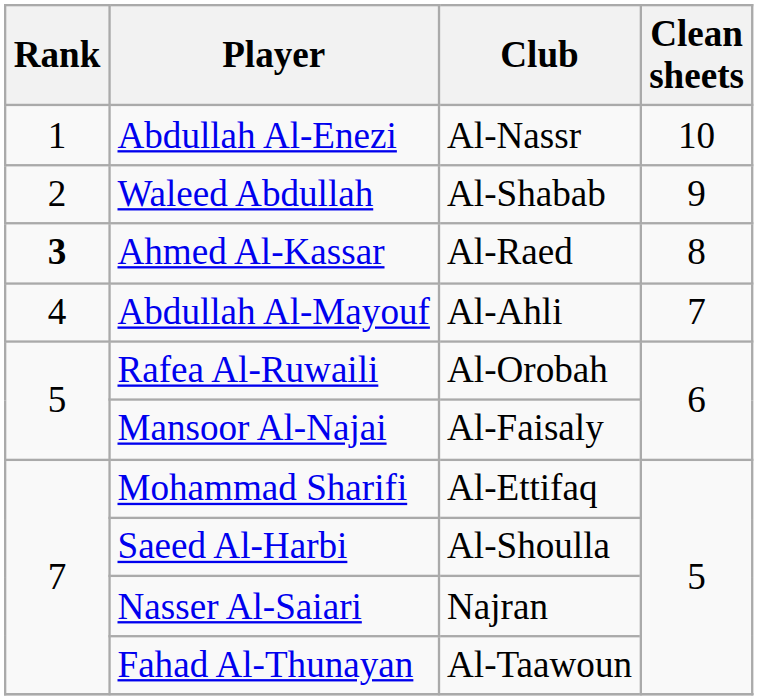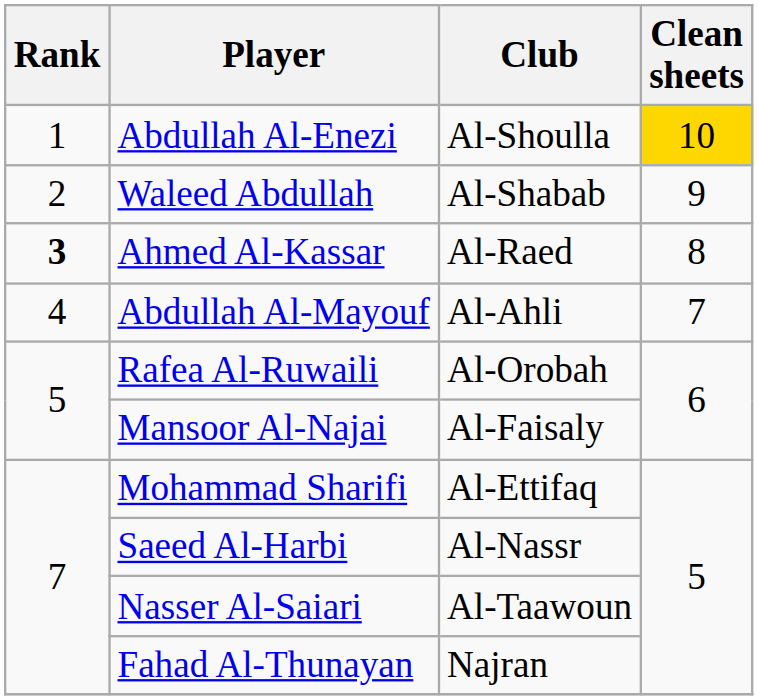(514, 134) Al-Nassr -> (528, 134) Al-Shoulla
(697, 134) no background -> (697, 134) gold background
(528, 546) Al-Shoulla -> (514, 546) Al-Nassr
(498, 605) Najran -> (540, 605) Al-Taawoun
(540, 664) Al-Taawoun -> (498, 664) Najran
